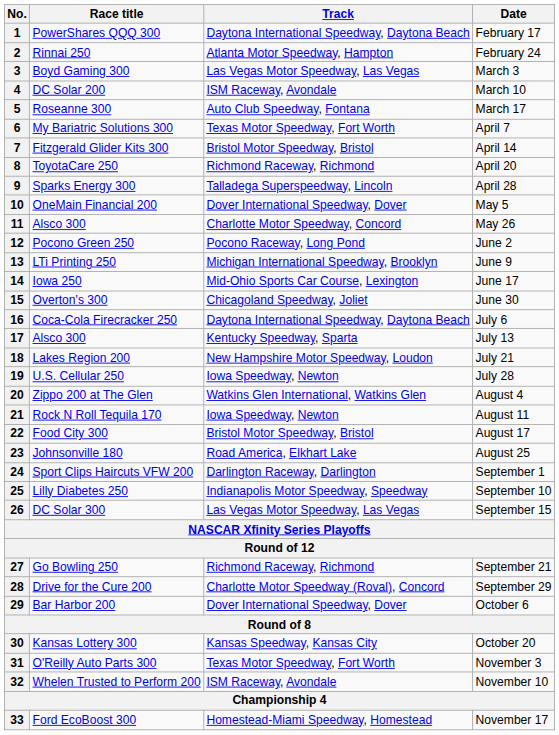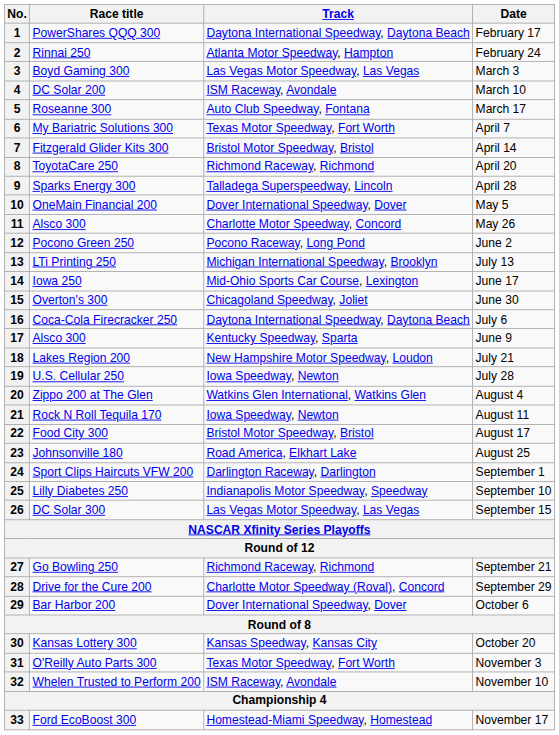(494, 262) June 9 -> (495, 262) July 13
(495, 338) July 13 -> (494, 338) June 9
